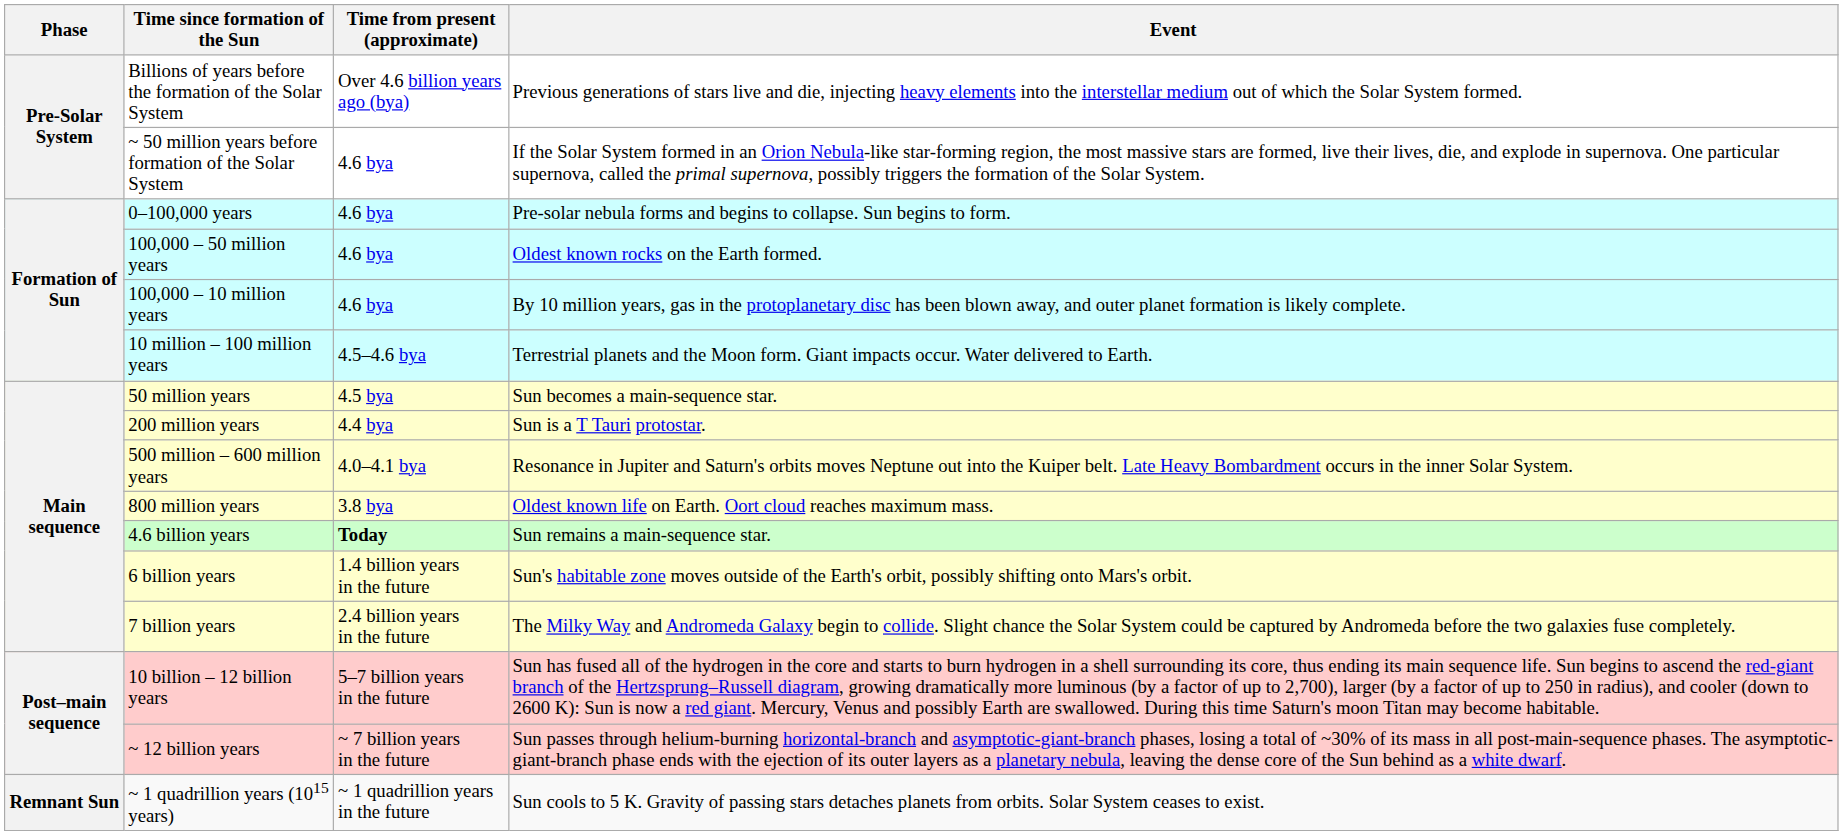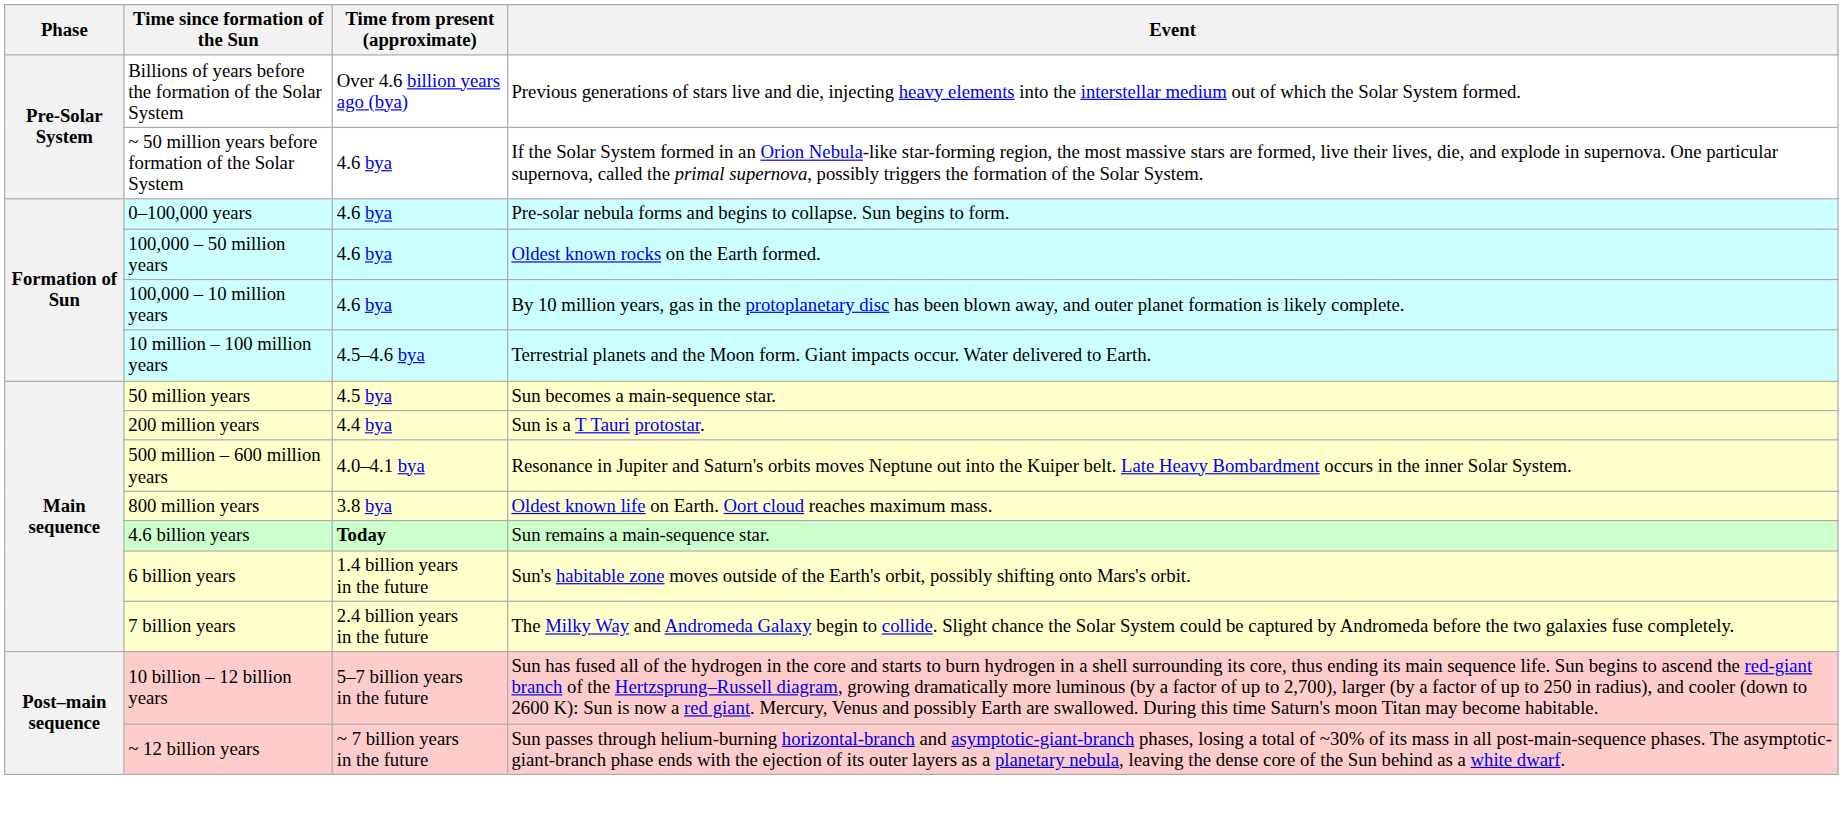- row: (228, 802)
